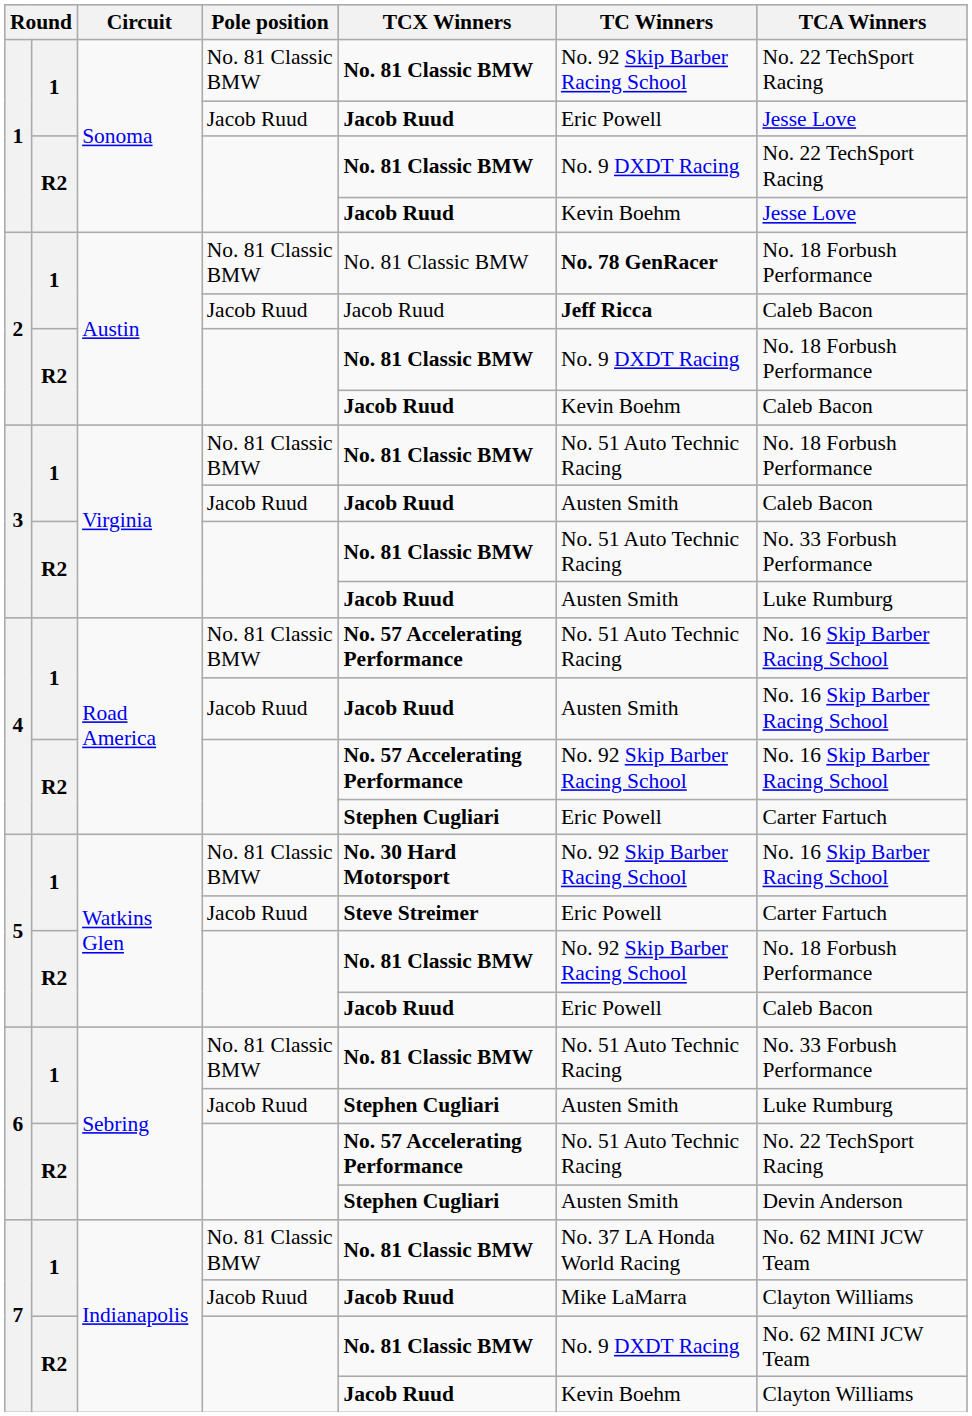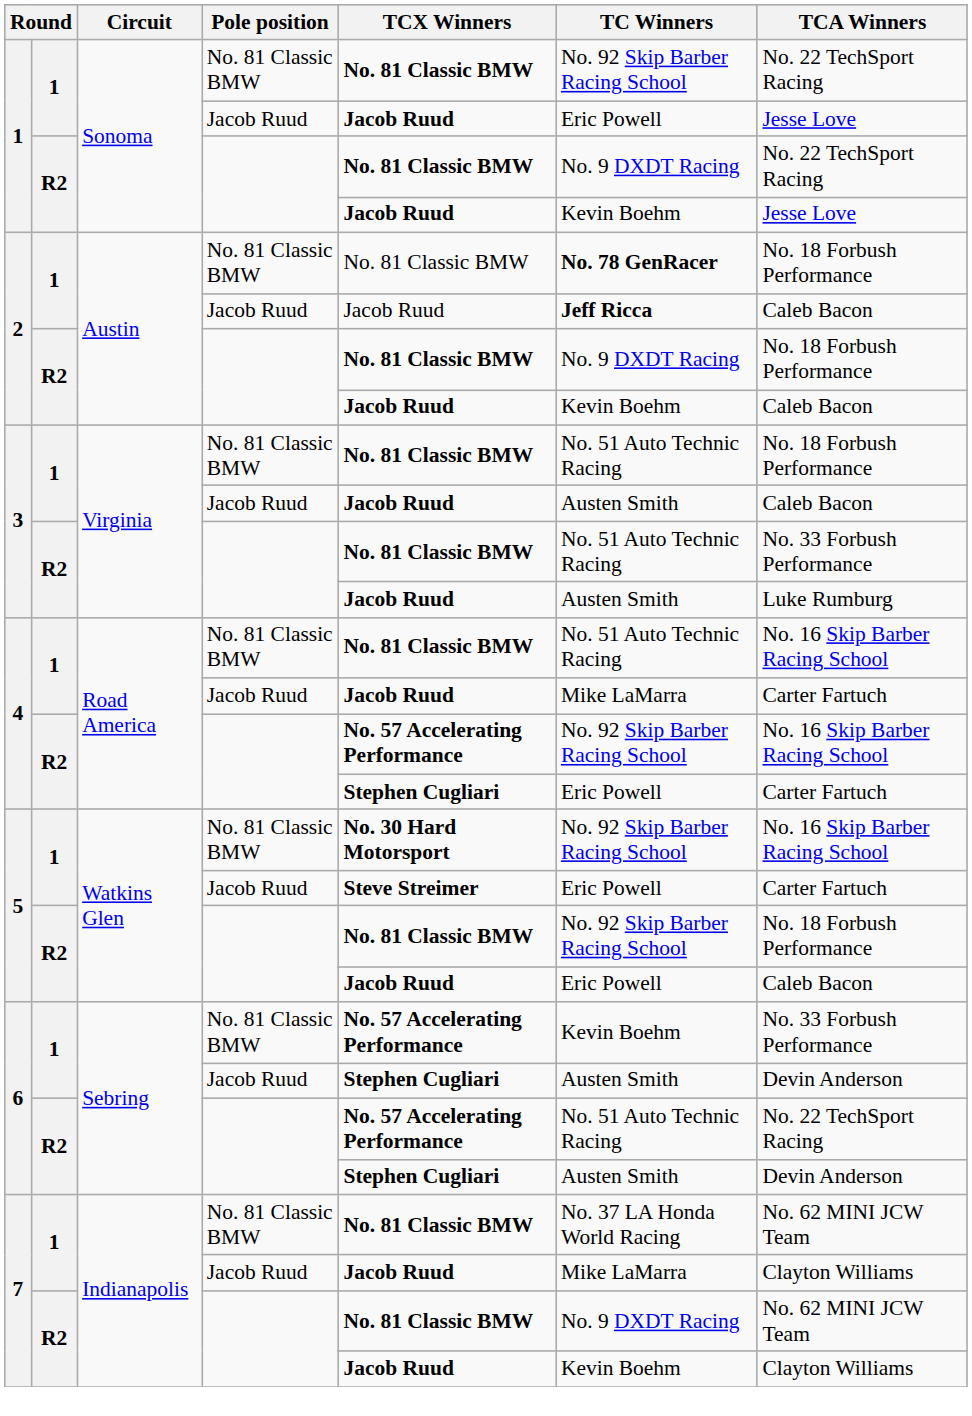(433, 647) No. 57 Accelerating Performance -> (438, 647) No. 81 Classic BMW
(620, 707) Austen Smith -> (624, 695) Mike LaMarra
(846, 707) No. 16 Skip Barber Racing School -> (825, 695) Carter Fartuch
(438, 1057) No. 81 Classic BMW -> (433, 1031) No. 57 Accelerating Performance
(650, 1057) No. 51 Auto Technic Racing -> (621, 1031) Kevin Boehm
(828, 1105) Luke Rumburg -> (833, 1079) Devin Anderson
